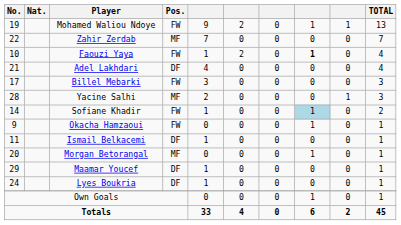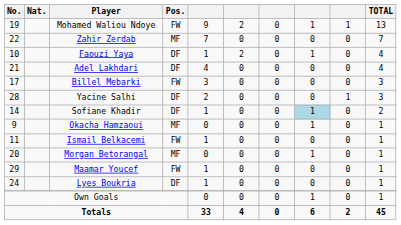(176, 54) FW -> (176, 54) DF
(312, 54) bold -> (312, 54) normal
(176, 97) MF -> (176, 97) DF
(176, 112) FW -> (176, 112) DF
(176, 126) FW -> (176, 126) MF
(176, 140) DF -> (176, 140) FW
(176, 169) DF -> (176, 169) FW
